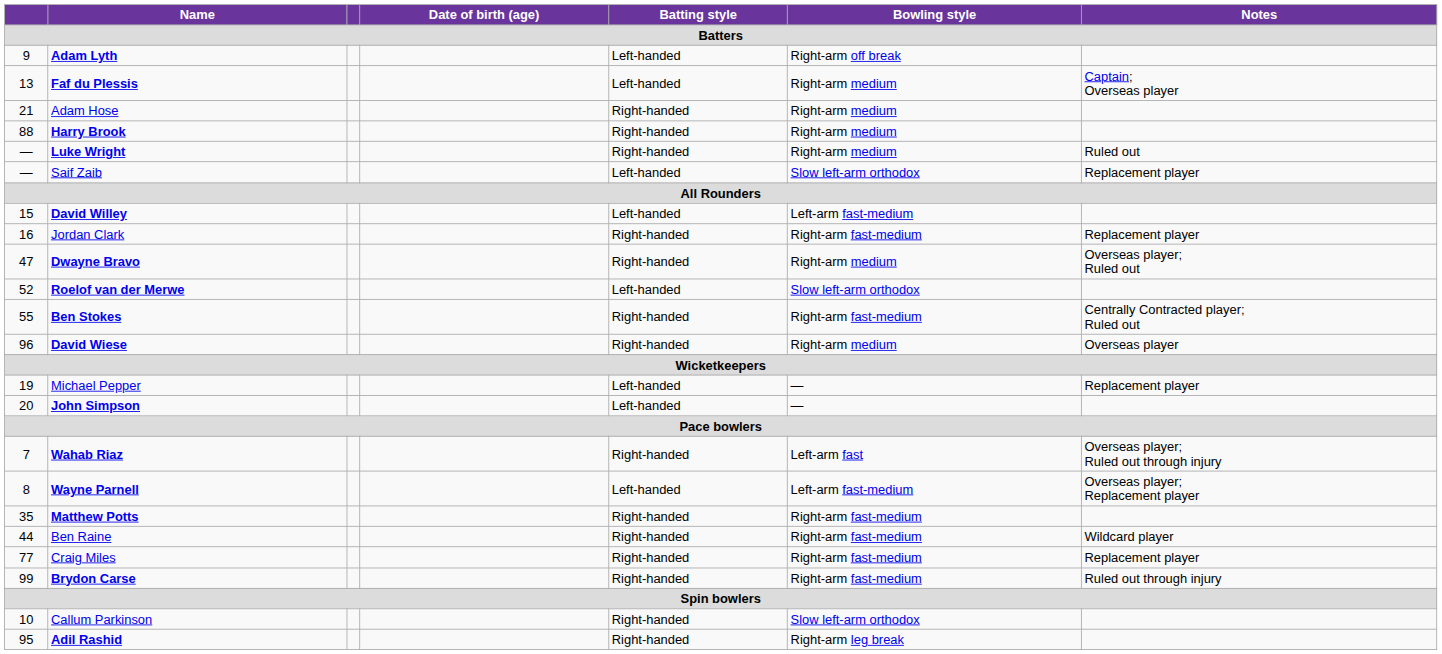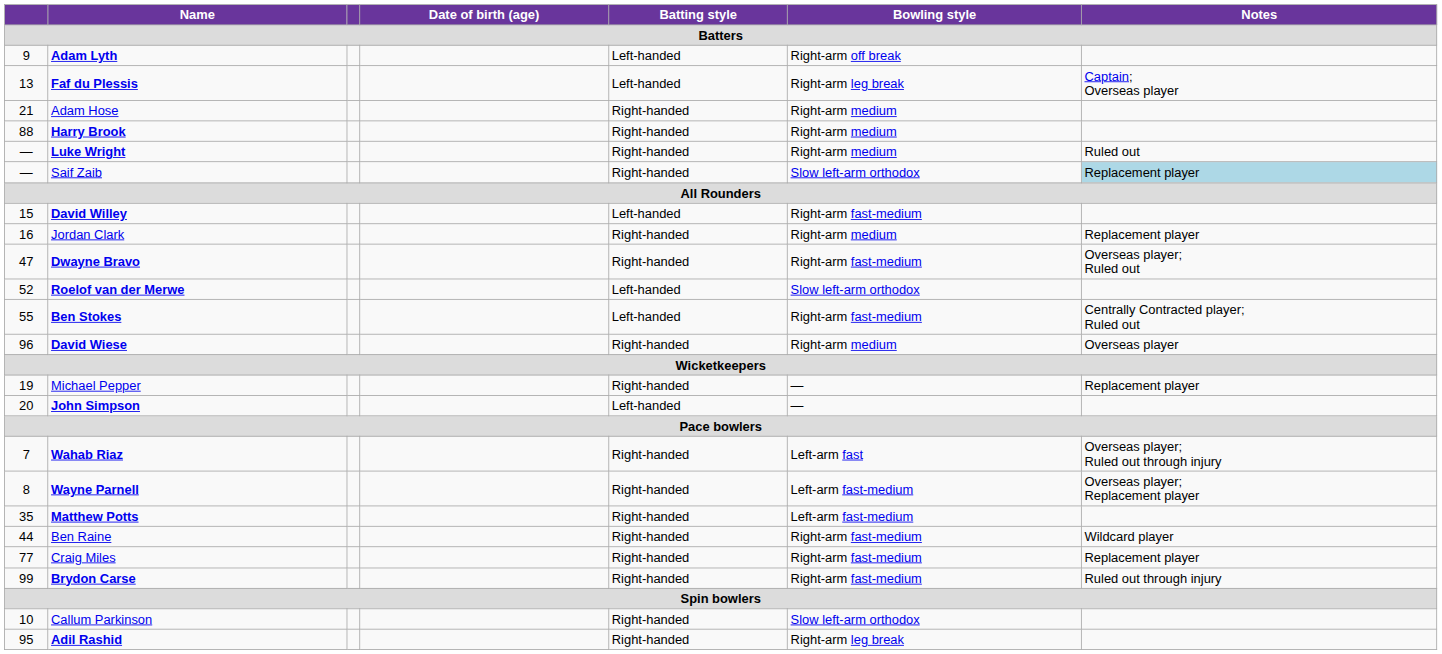(844, 83) Right-arm medium -> (847, 83) Right-arm leg break
(646, 172) Left-handed -> (651, 172) Right-handed
(1142, 172) no background -> (1142, 172) lightblue background
(852, 213) Left-arm fast-medium -> (856, 213) Right-arm fast-medium
(856, 234) Right-arm fast-medium -> (844, 234) Right-arm medium
(844, 261) Right-arm medium -> (856, 261) Right-arm fast-medium
(651, 317) Right-handed -> (646, 317) Left-handed
(646, 385) Left-handed -> (651, 385) Right-handed
(646, 489) Left-handed -> (651, 489) Right-handed
(856, 517) Right-arm fast-medium -> (852, 517) Left-arm fast-medium
